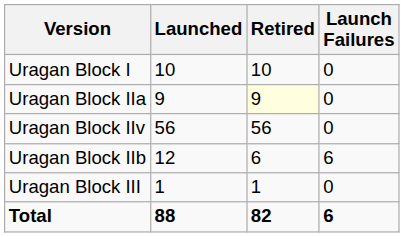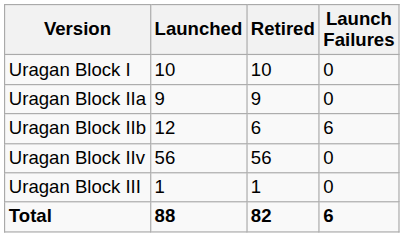(256, 98) lightyellow background -> (256, 98) no background
rows swapped: (77, 157) <-> (77, 128)
